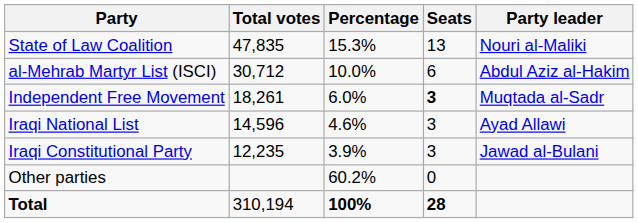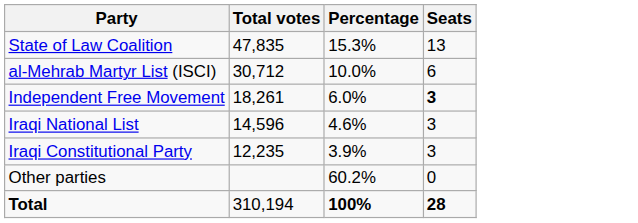- column: (555, 18)
